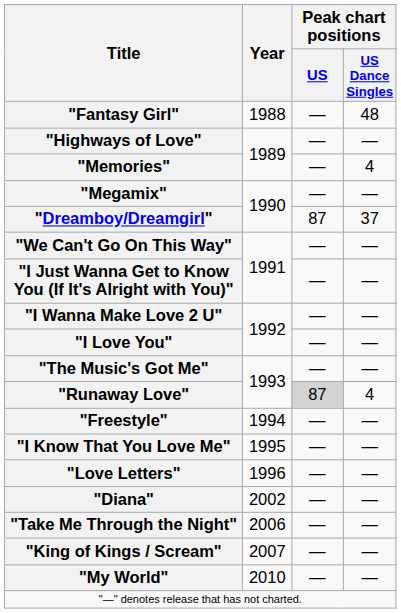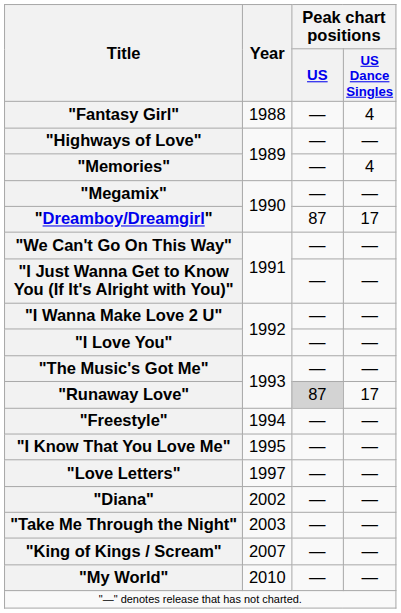(370, 114) 48 -> (370, 114) 4
(370, 219) 37 -> (370, 219) 17
(370, 394) 4 -> (370, 394) 17
(267, 473) 1996 -> (267, 473) 1997
(267, 525) 2006 -> (267, 525) 2003
